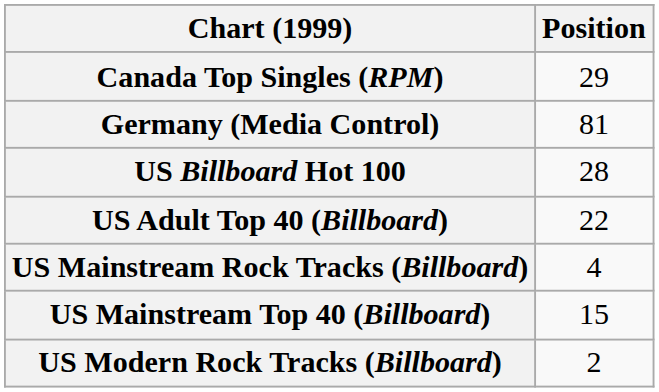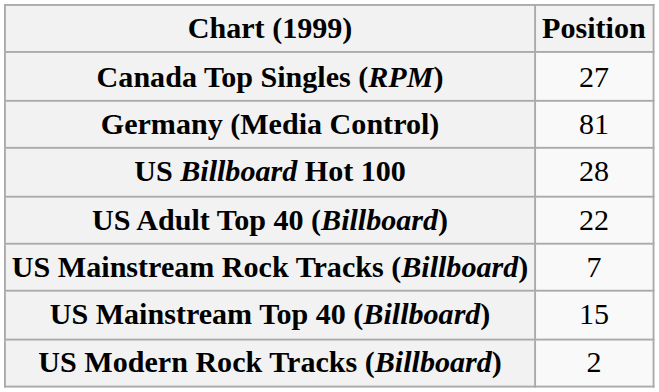(594, 76) 29 -> (594, 76) 27
(594, 266) 4 -> (594, 266) 7
